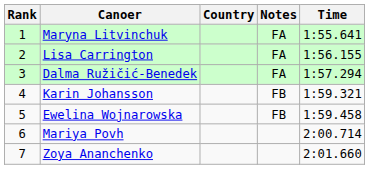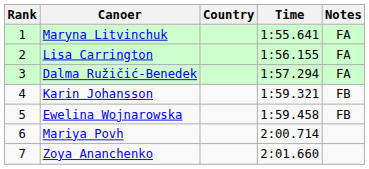columns swapped: (332, 14) <-> (279, 14)
